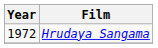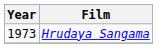(22, 34) 1972 -> (22, 34) 1973
